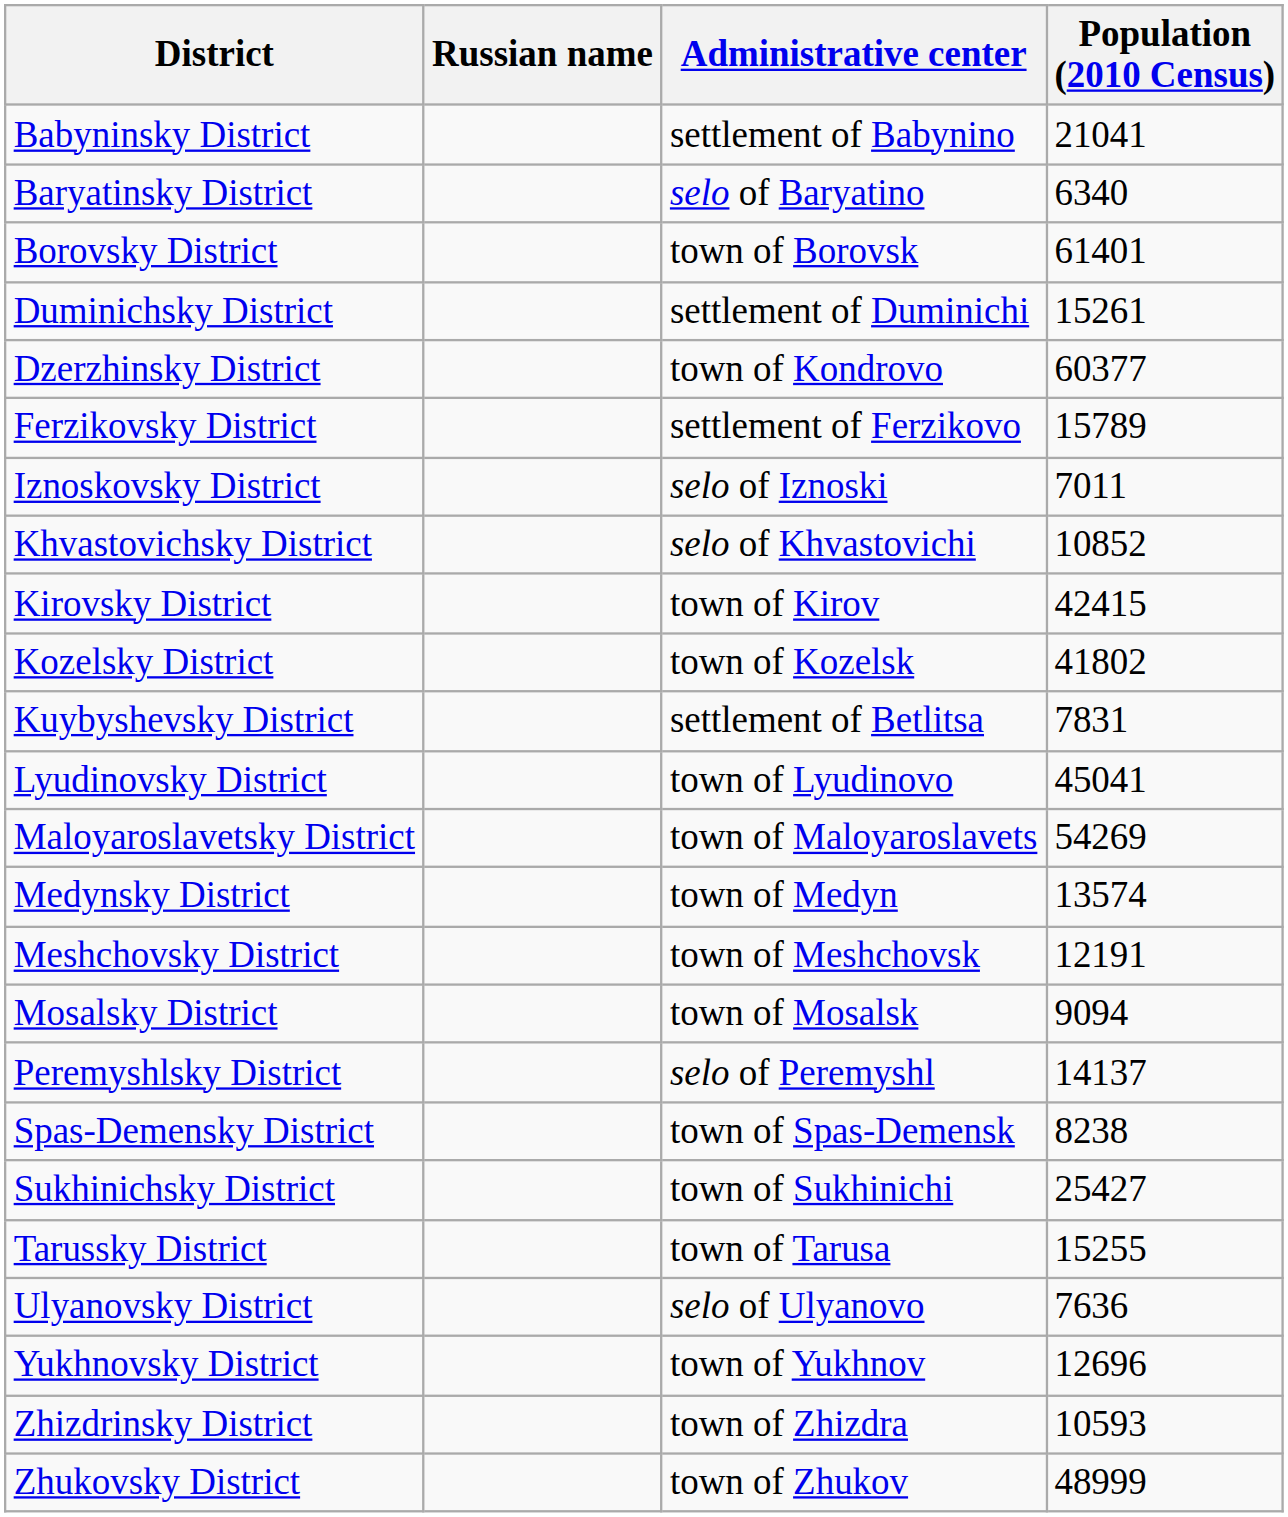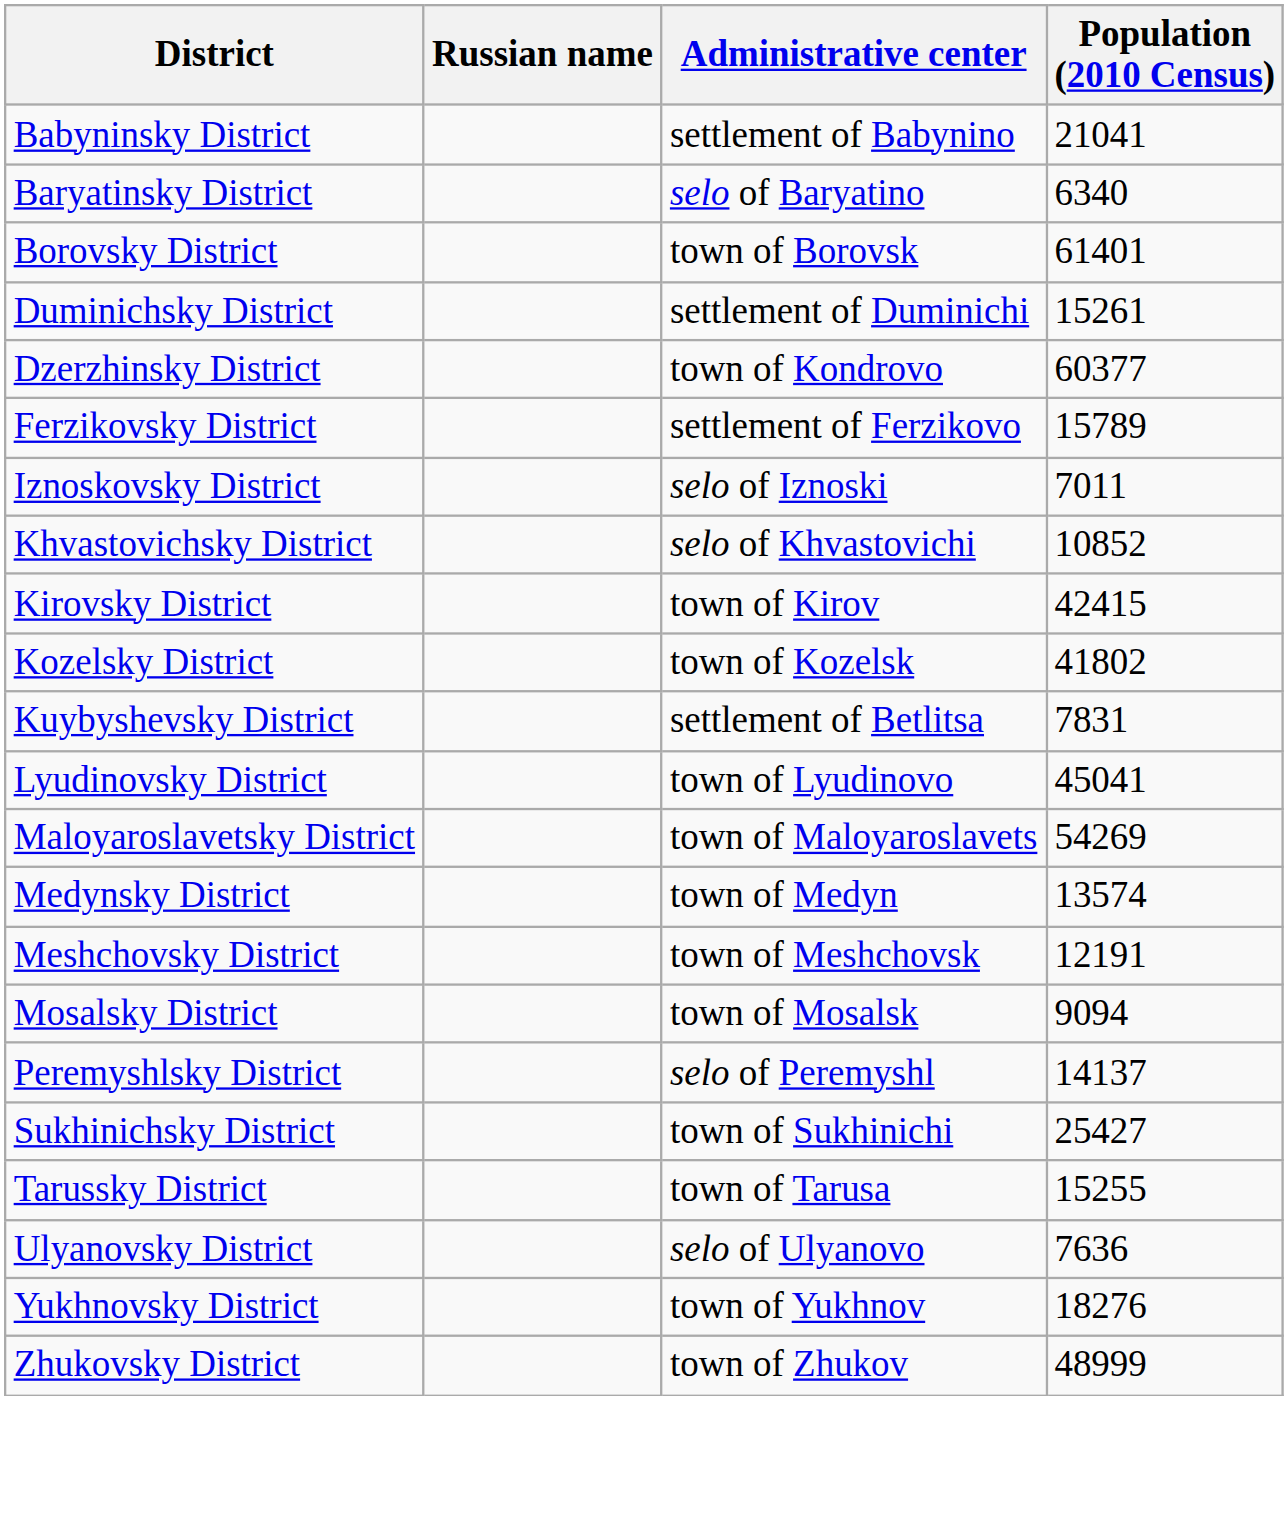- row: (194, 1130)
(1101, 1364) 12696 -> (1101, 1306) 18276
- row: (163, 1423)
